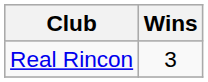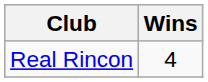(171, 59) 3 -> (171, 59) 4
